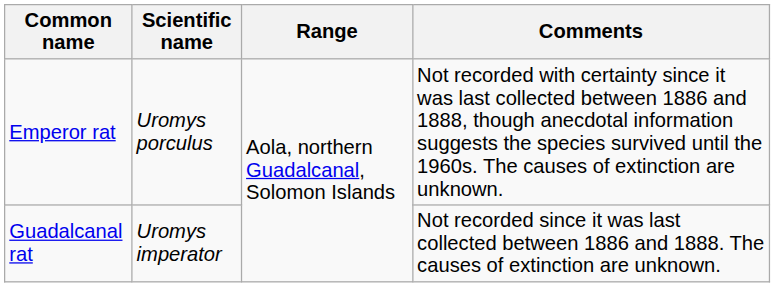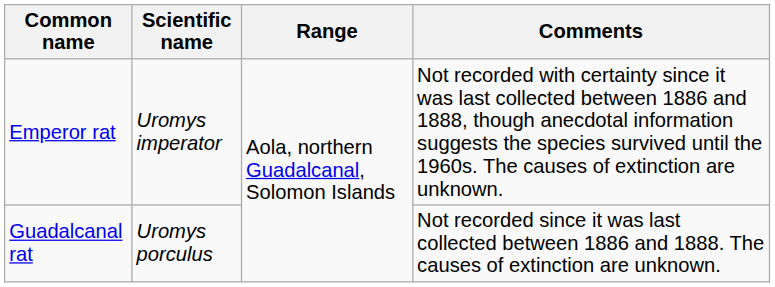(175, 131) Uromys porculus -> (179, 131) Uromys imperator
(179, 243) Uromys imperator -> (175, 243) Uromys porculus
